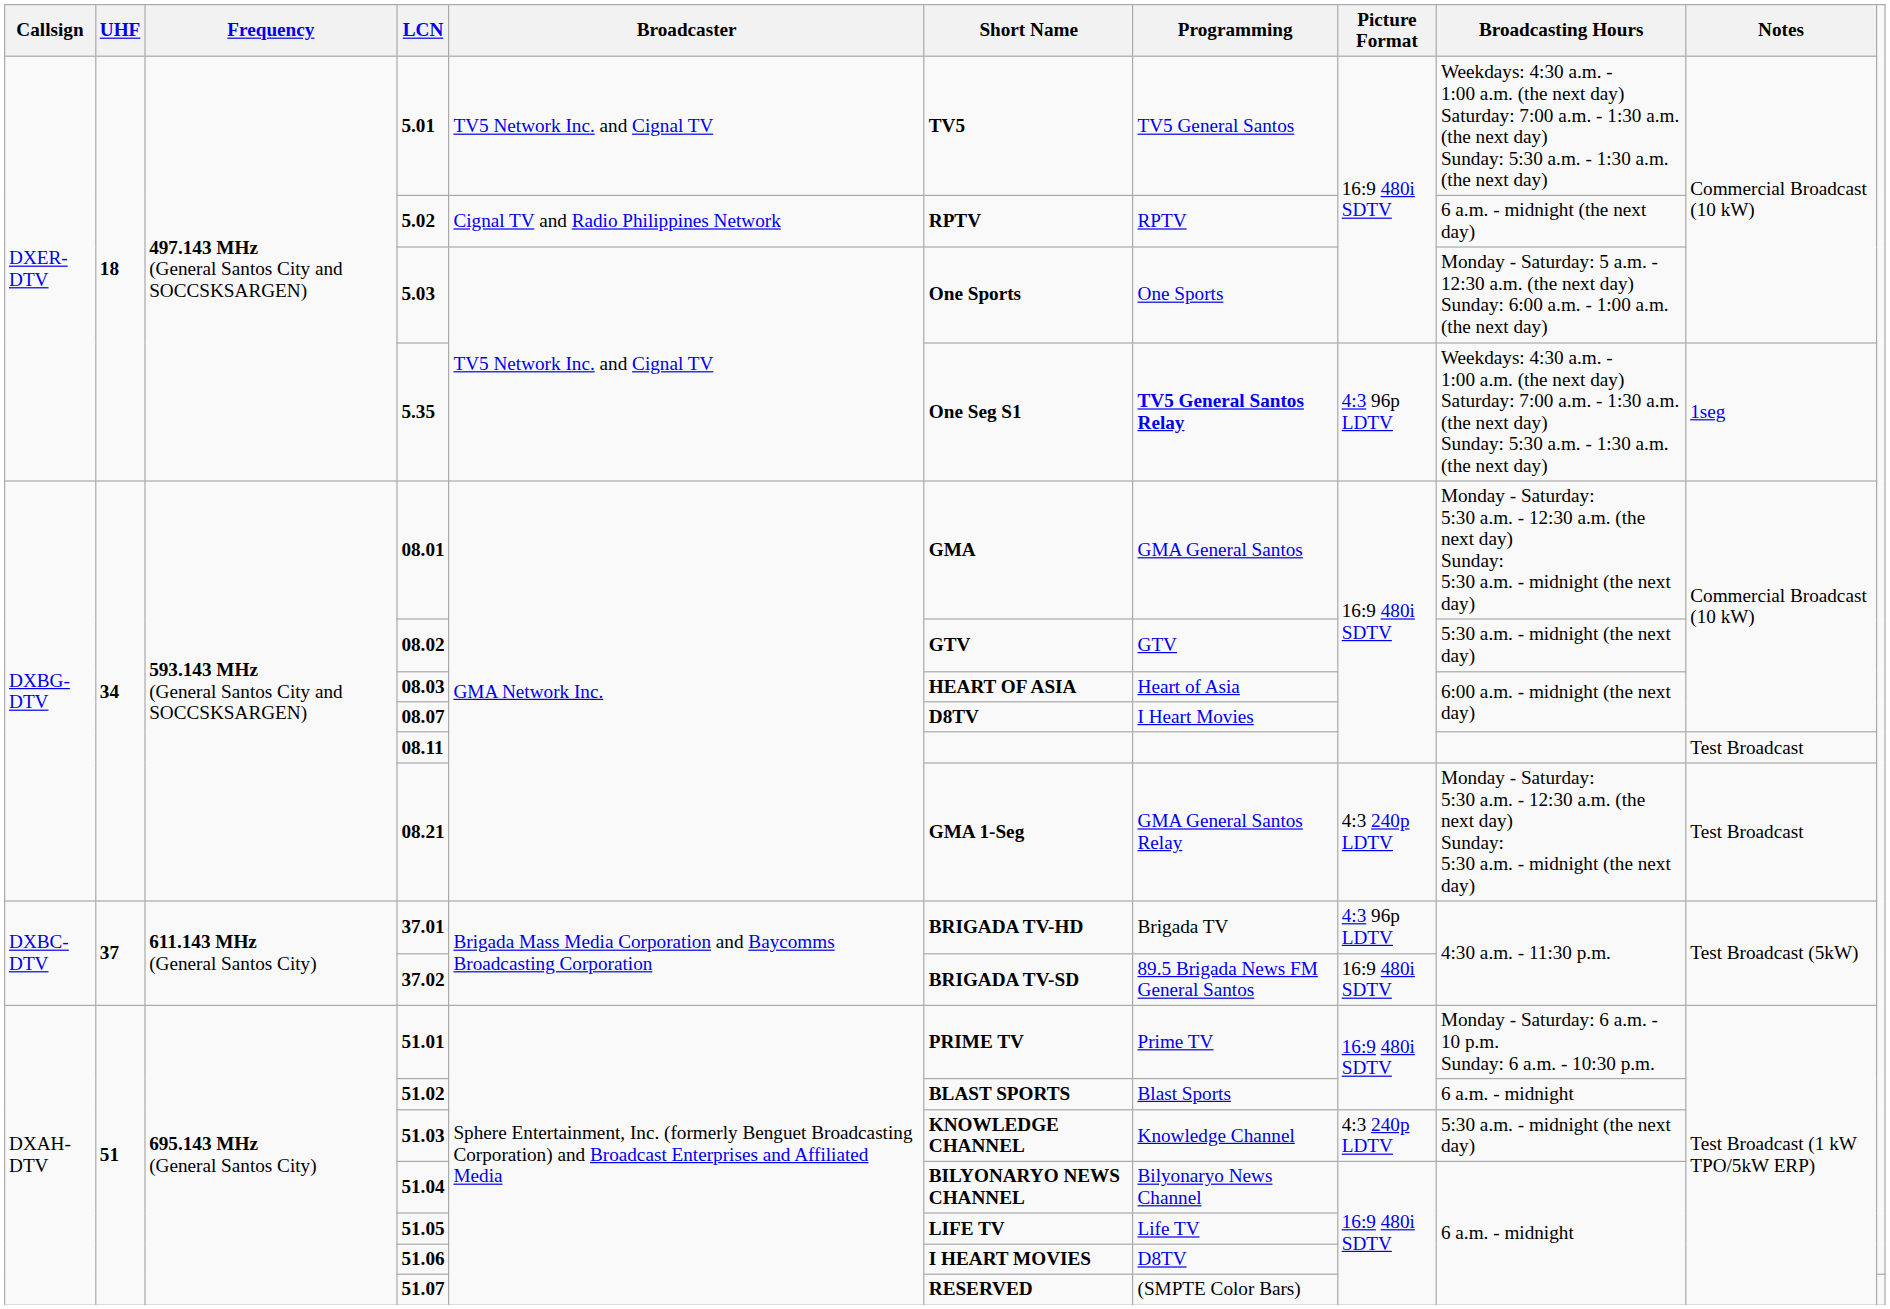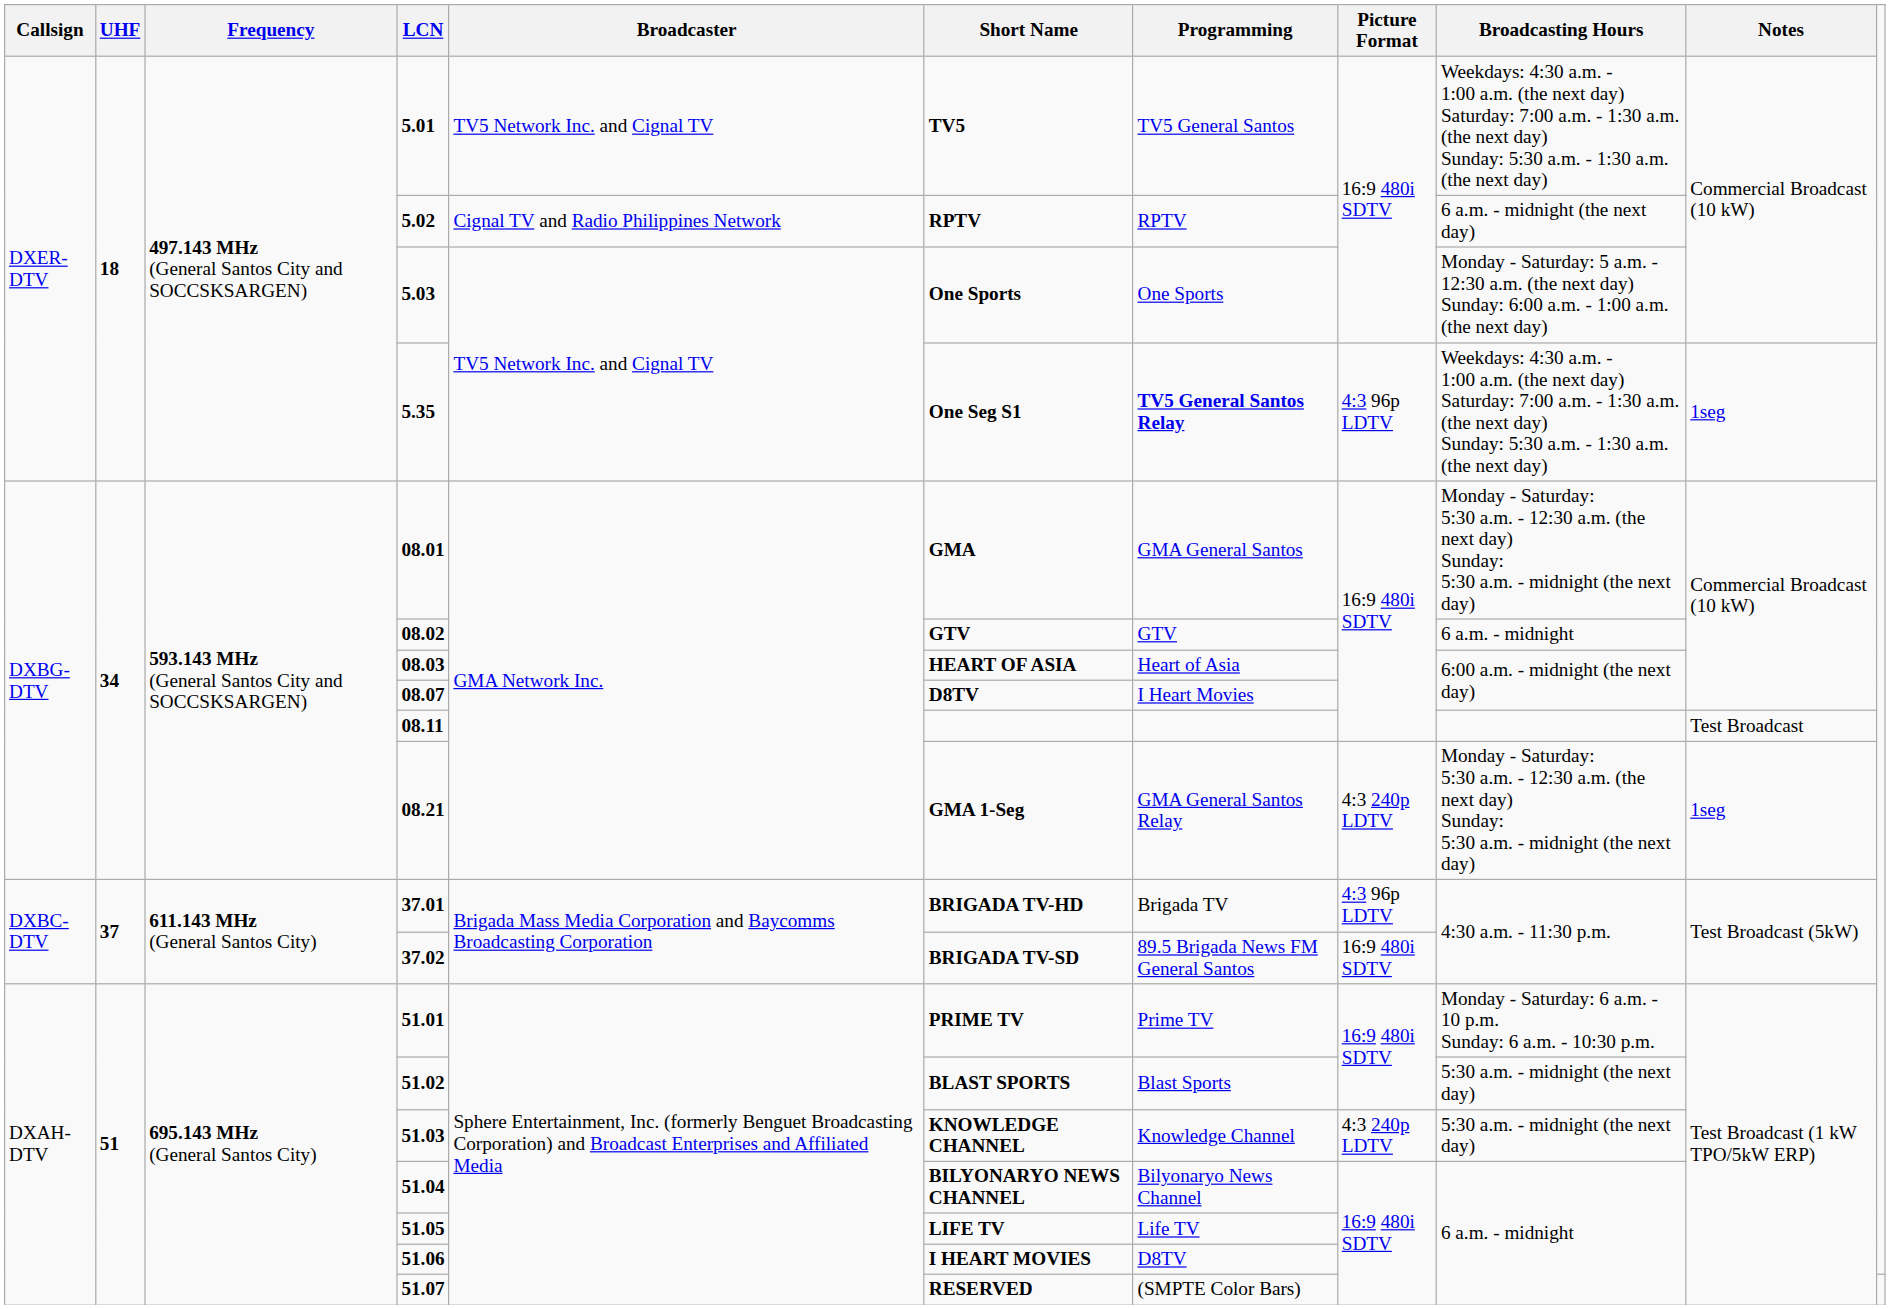(1556, 645) 5:30 a.m. - midnight (the next day) -> (1507, 634) 6 a.m. - midnight
(1747, 831) Test Broadcast -> (1708, 810) 1seg
(1507, 1094) 6 a.m. - midnight -> (1556, 1083) 5:30 a.m. - midnight (the next day)
